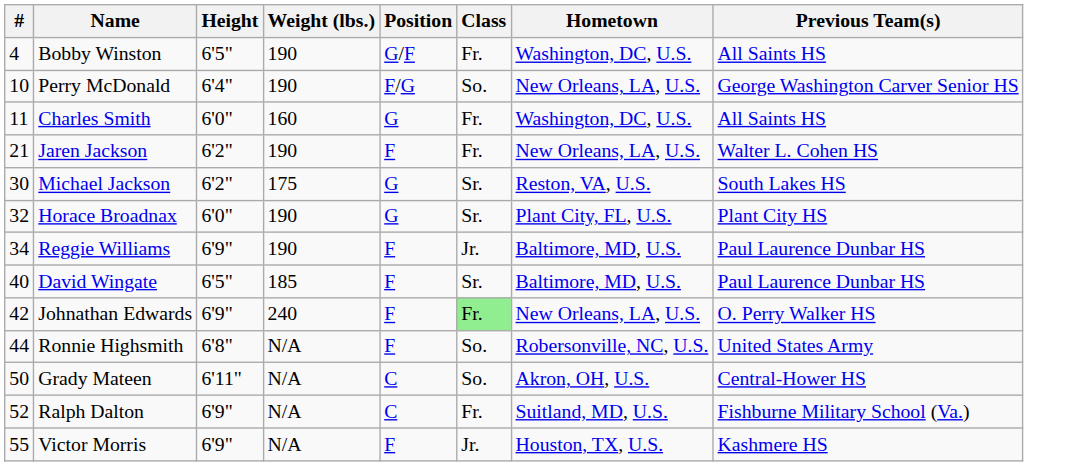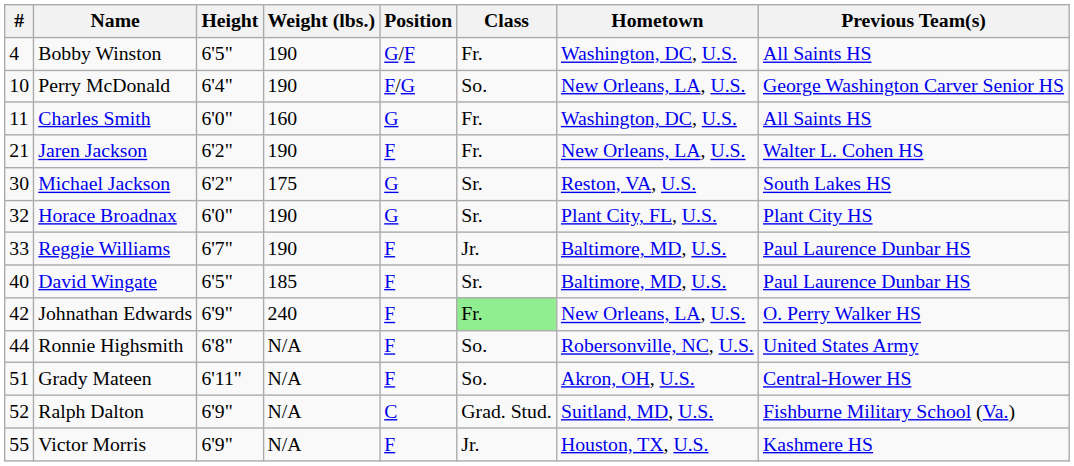(19, 248) 34 -> (19, 248) 33
(217, 248) 6'9" -> (217, 248) 6'7"
(19, 379) 50 -> (19, 379) 51
(391, 379) C -> (390, 379) F
(472, 411) Fr. -> (507, 411) Grad. Stud.
